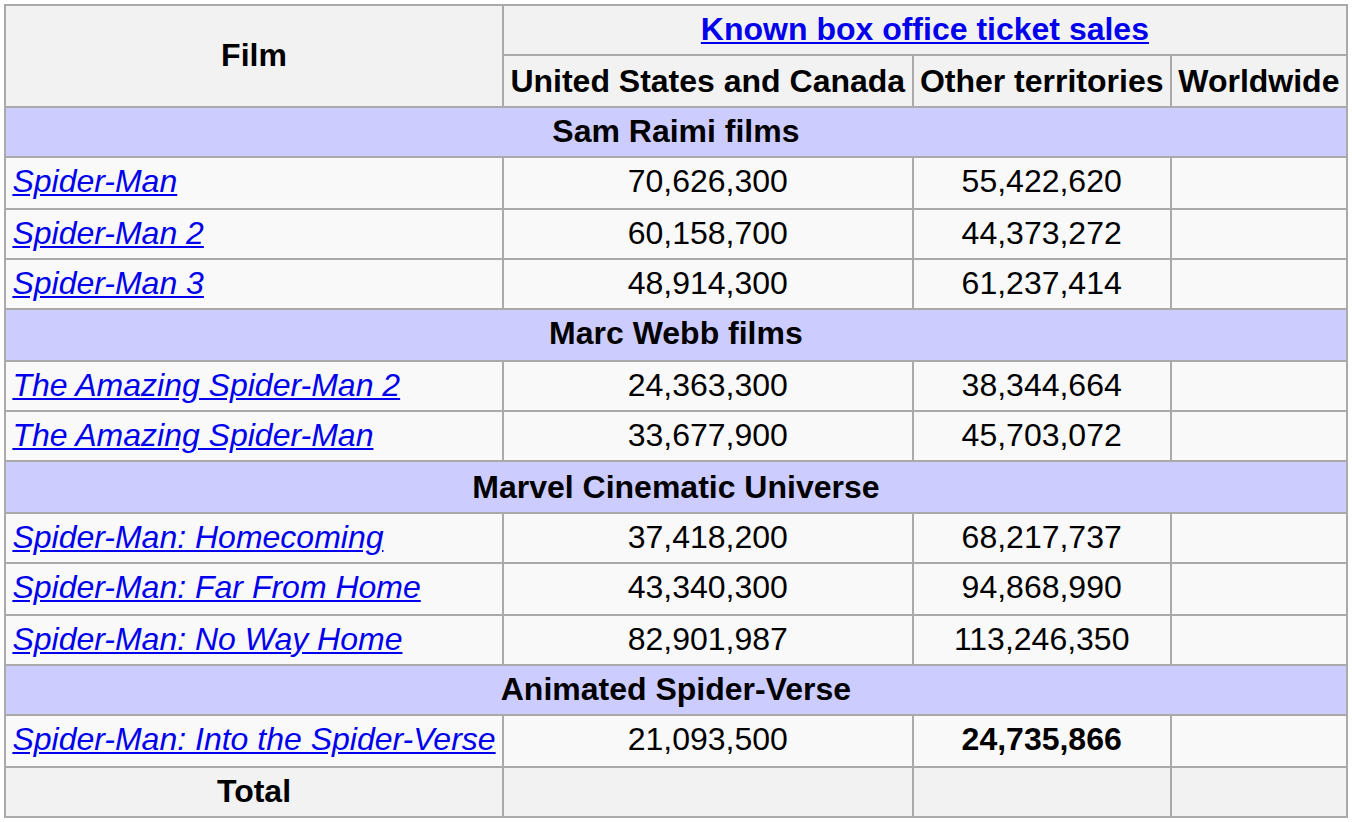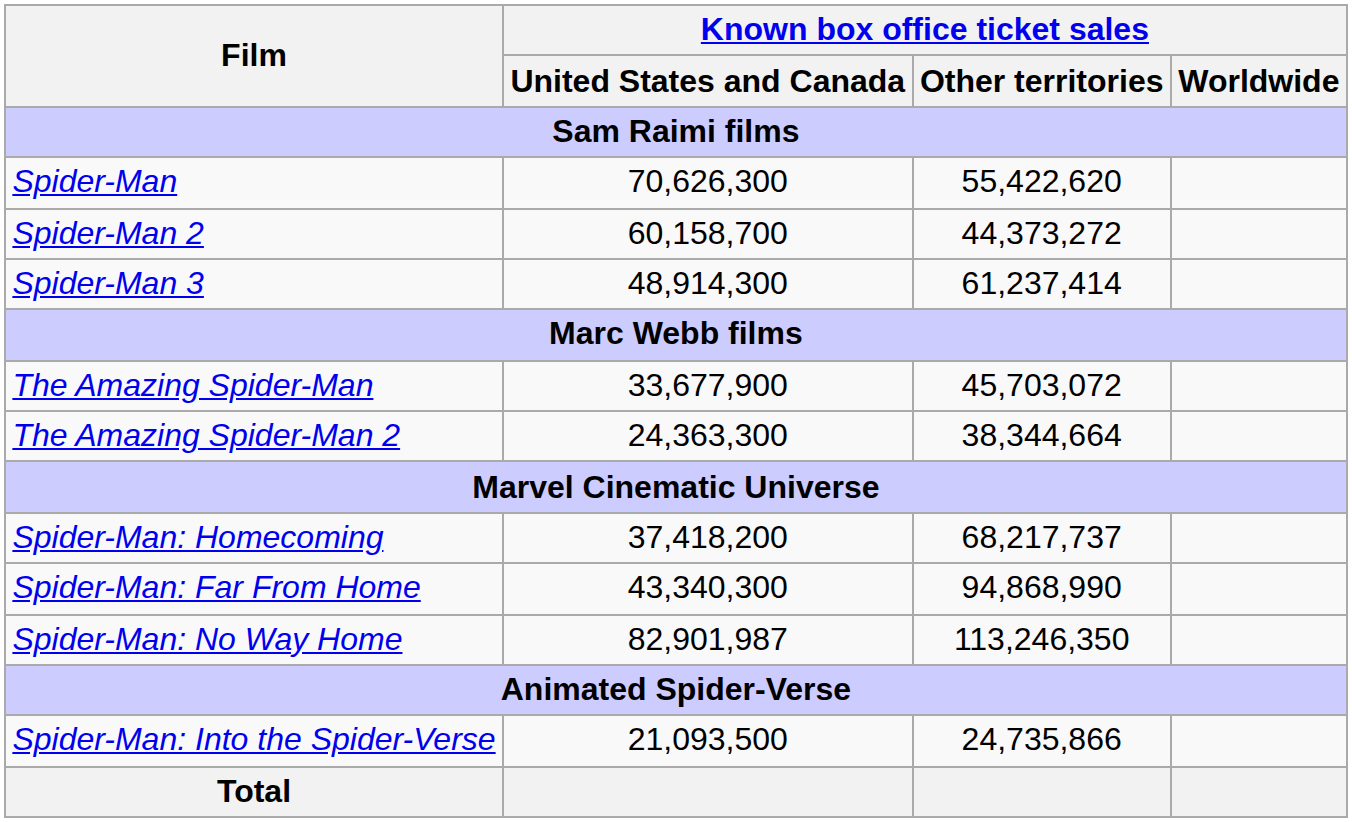rows swapped: (193, 435) <-> (206, 385)
(1042, 740) bold -> (1042, 740) normal
